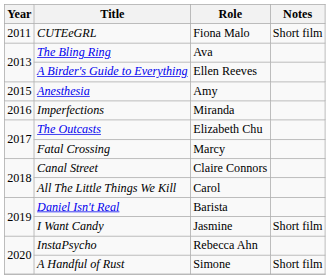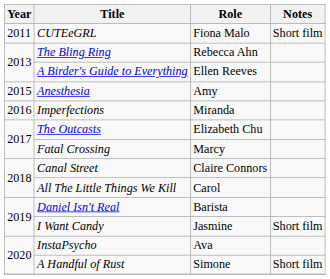(203, 52) Ava -> (225, 52) Rebecca Ahn
(225, 245) Rebecca Ahn -> (203, 245) Ava
